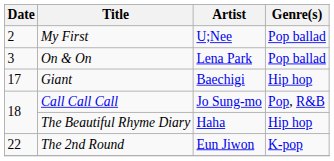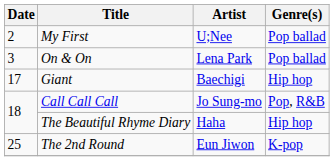(14, 144) 22 -> (14, 144) 25
